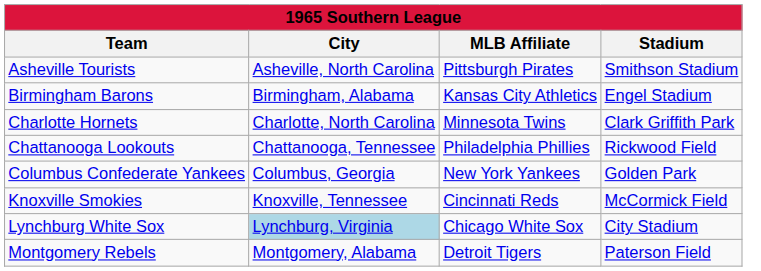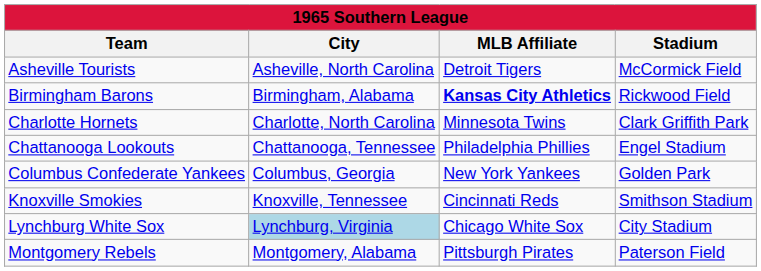(508, 69) Pittsburgh Pirates -> (492, 69) Detroit Tigers
(671, 69) Smithson Stadium -> (680, 69) McCormick Field
(520, 95) normal -> (527, 95) bold
(658, 95) Engel Stadium -> (675, 95) Rickwood Field
(660, 148) Rickwood Field -> (672, 148) Engel Stadium
(666, 200) McCormick Field -> (686, 200) Smithson Stadium
(492, 252) Detroit Tigers -> (508, 252) Pittsburgh Pirates
